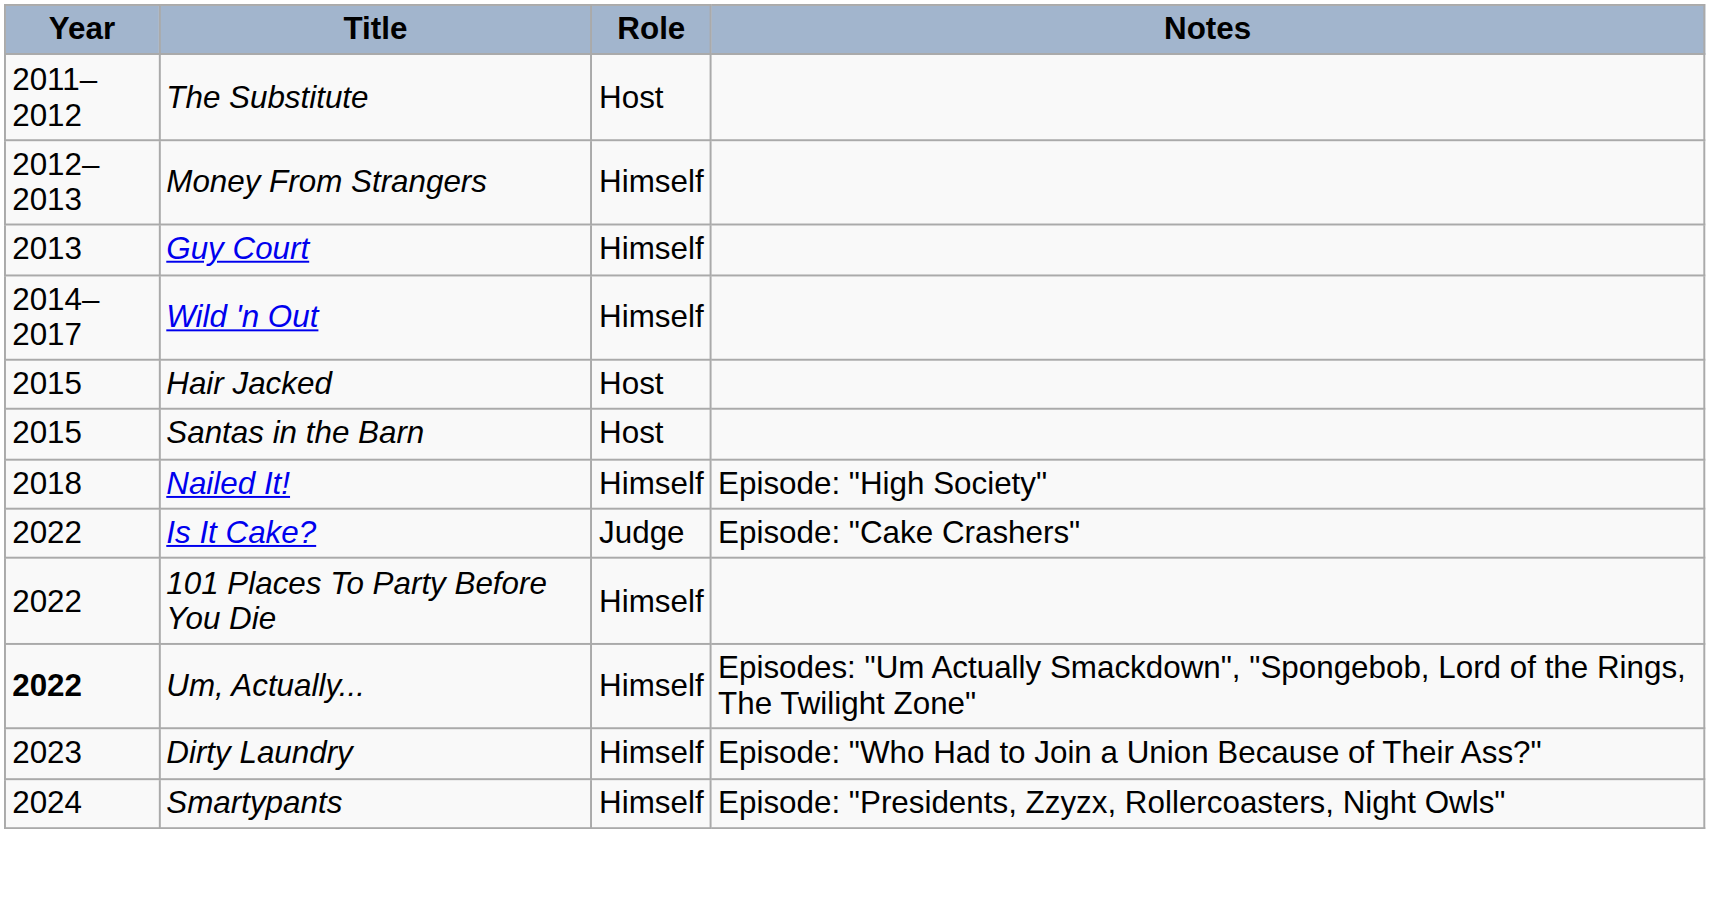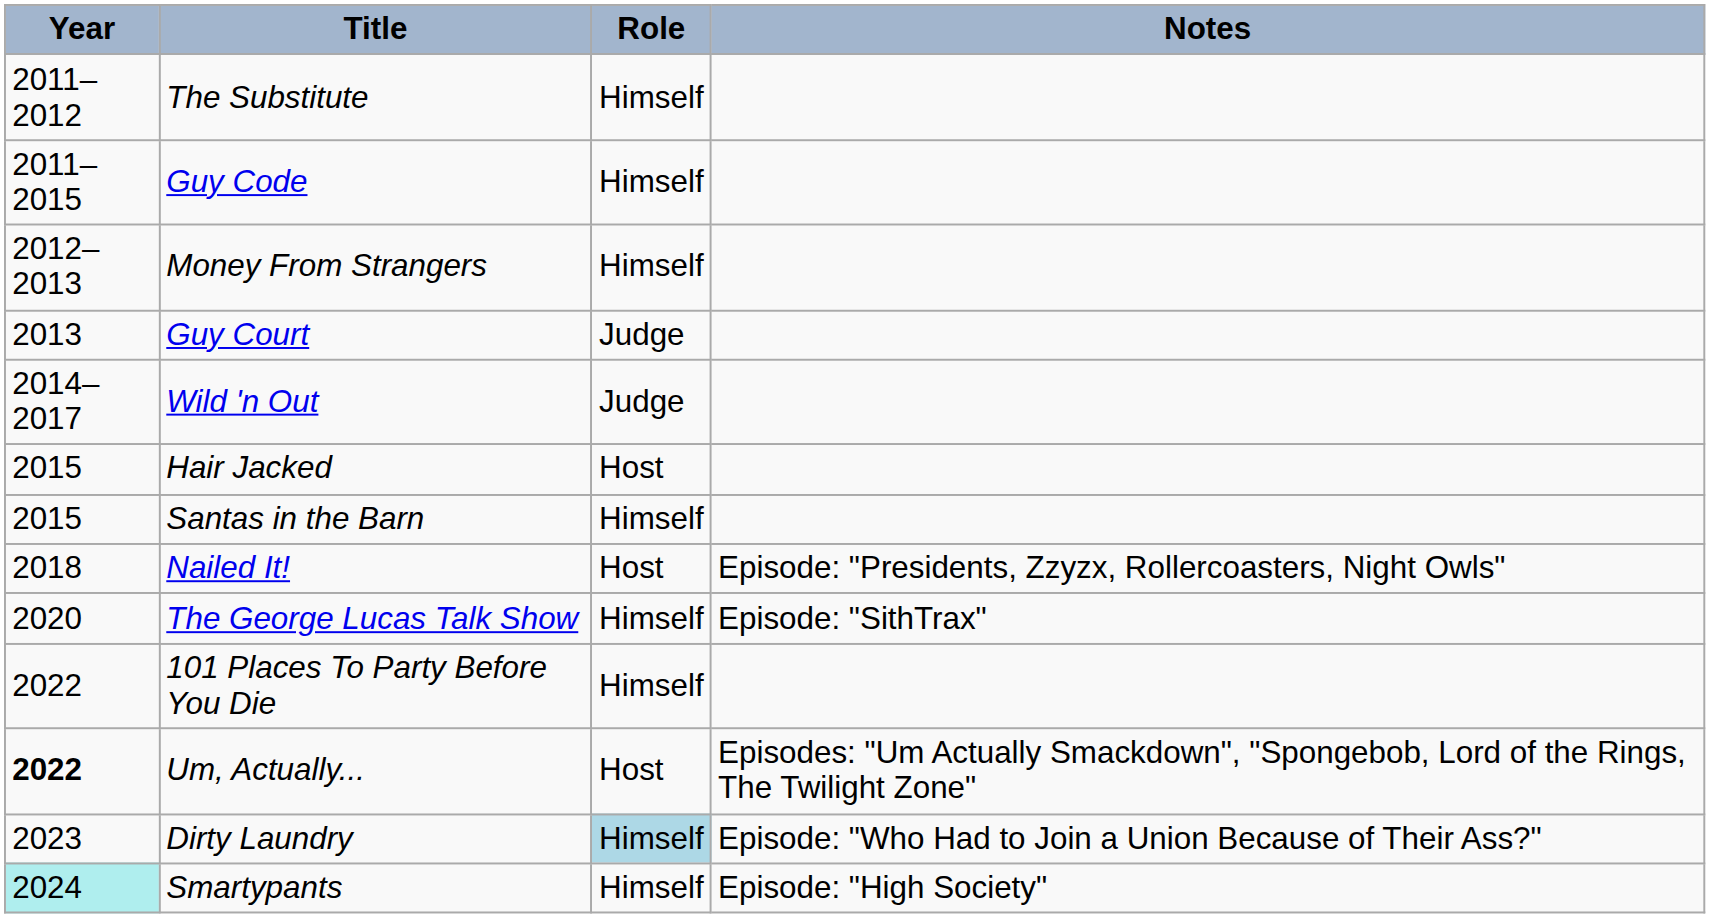(631, 96) Host -> (651, 96) Himself
+ row: (237, 181)
(651, 249) Himself -> (642, 334) Judge
(651, 316) Himself -> (642, 401) Judge
(631, 433) Host -> (651, 518) Himself
(651, 483) Himself -> (631, 568) Host
(883, 483) Episode: "High Society" -> (1112, 568) Episode: "Presidents, Zzyzx, Rollercoasters, Night Owls"
+ row: (372, 618)
- row: (241, 533)
(651, 685) Himself -> (631, 770) Host
(651, 752) no background -> (651, 837) lightblue background
(47, 802) no background -> (47, 887) paleturquoise background
(1112, 802) Episode: "Presidents, Zzyzx, Rollercoasters, Night Owls" -> (883, 887) Episode: "High Society"
